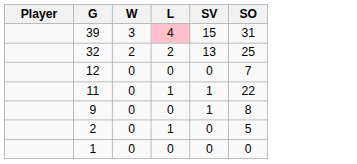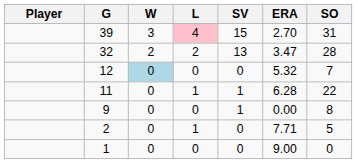+ column: (285, 14)
(248, 52) 25 -> (330, 52) 28
(132, 71) no background -> (151, 71) lightblue background
